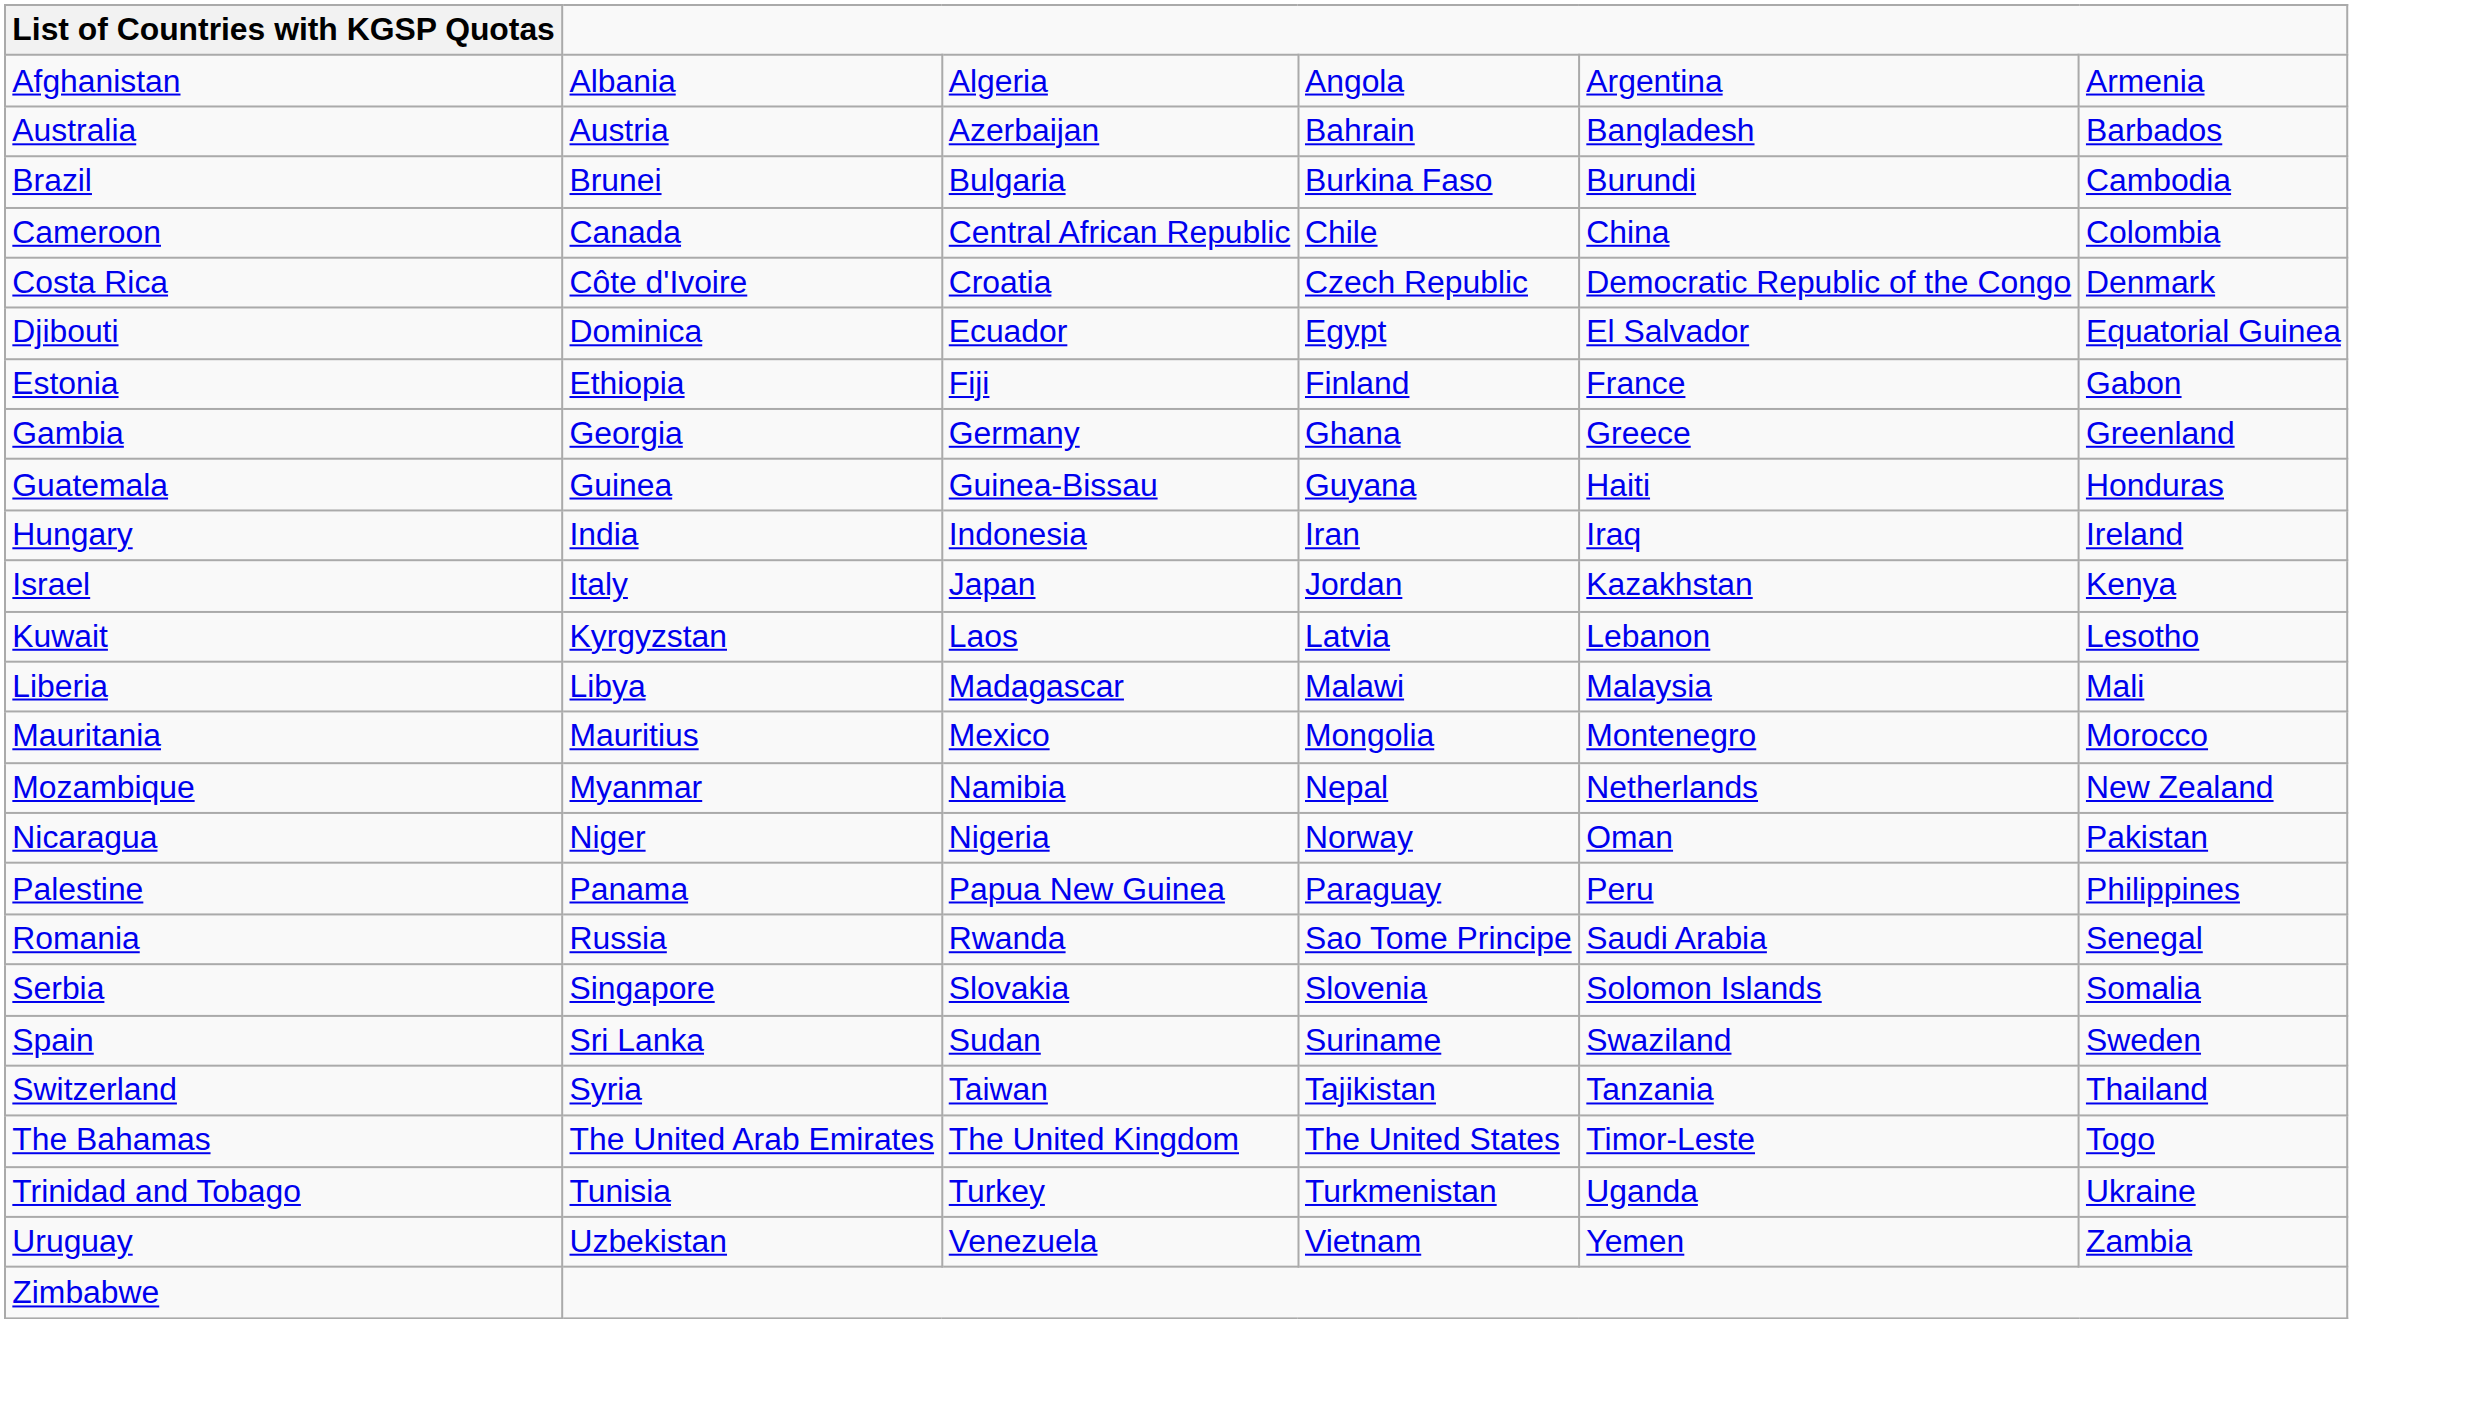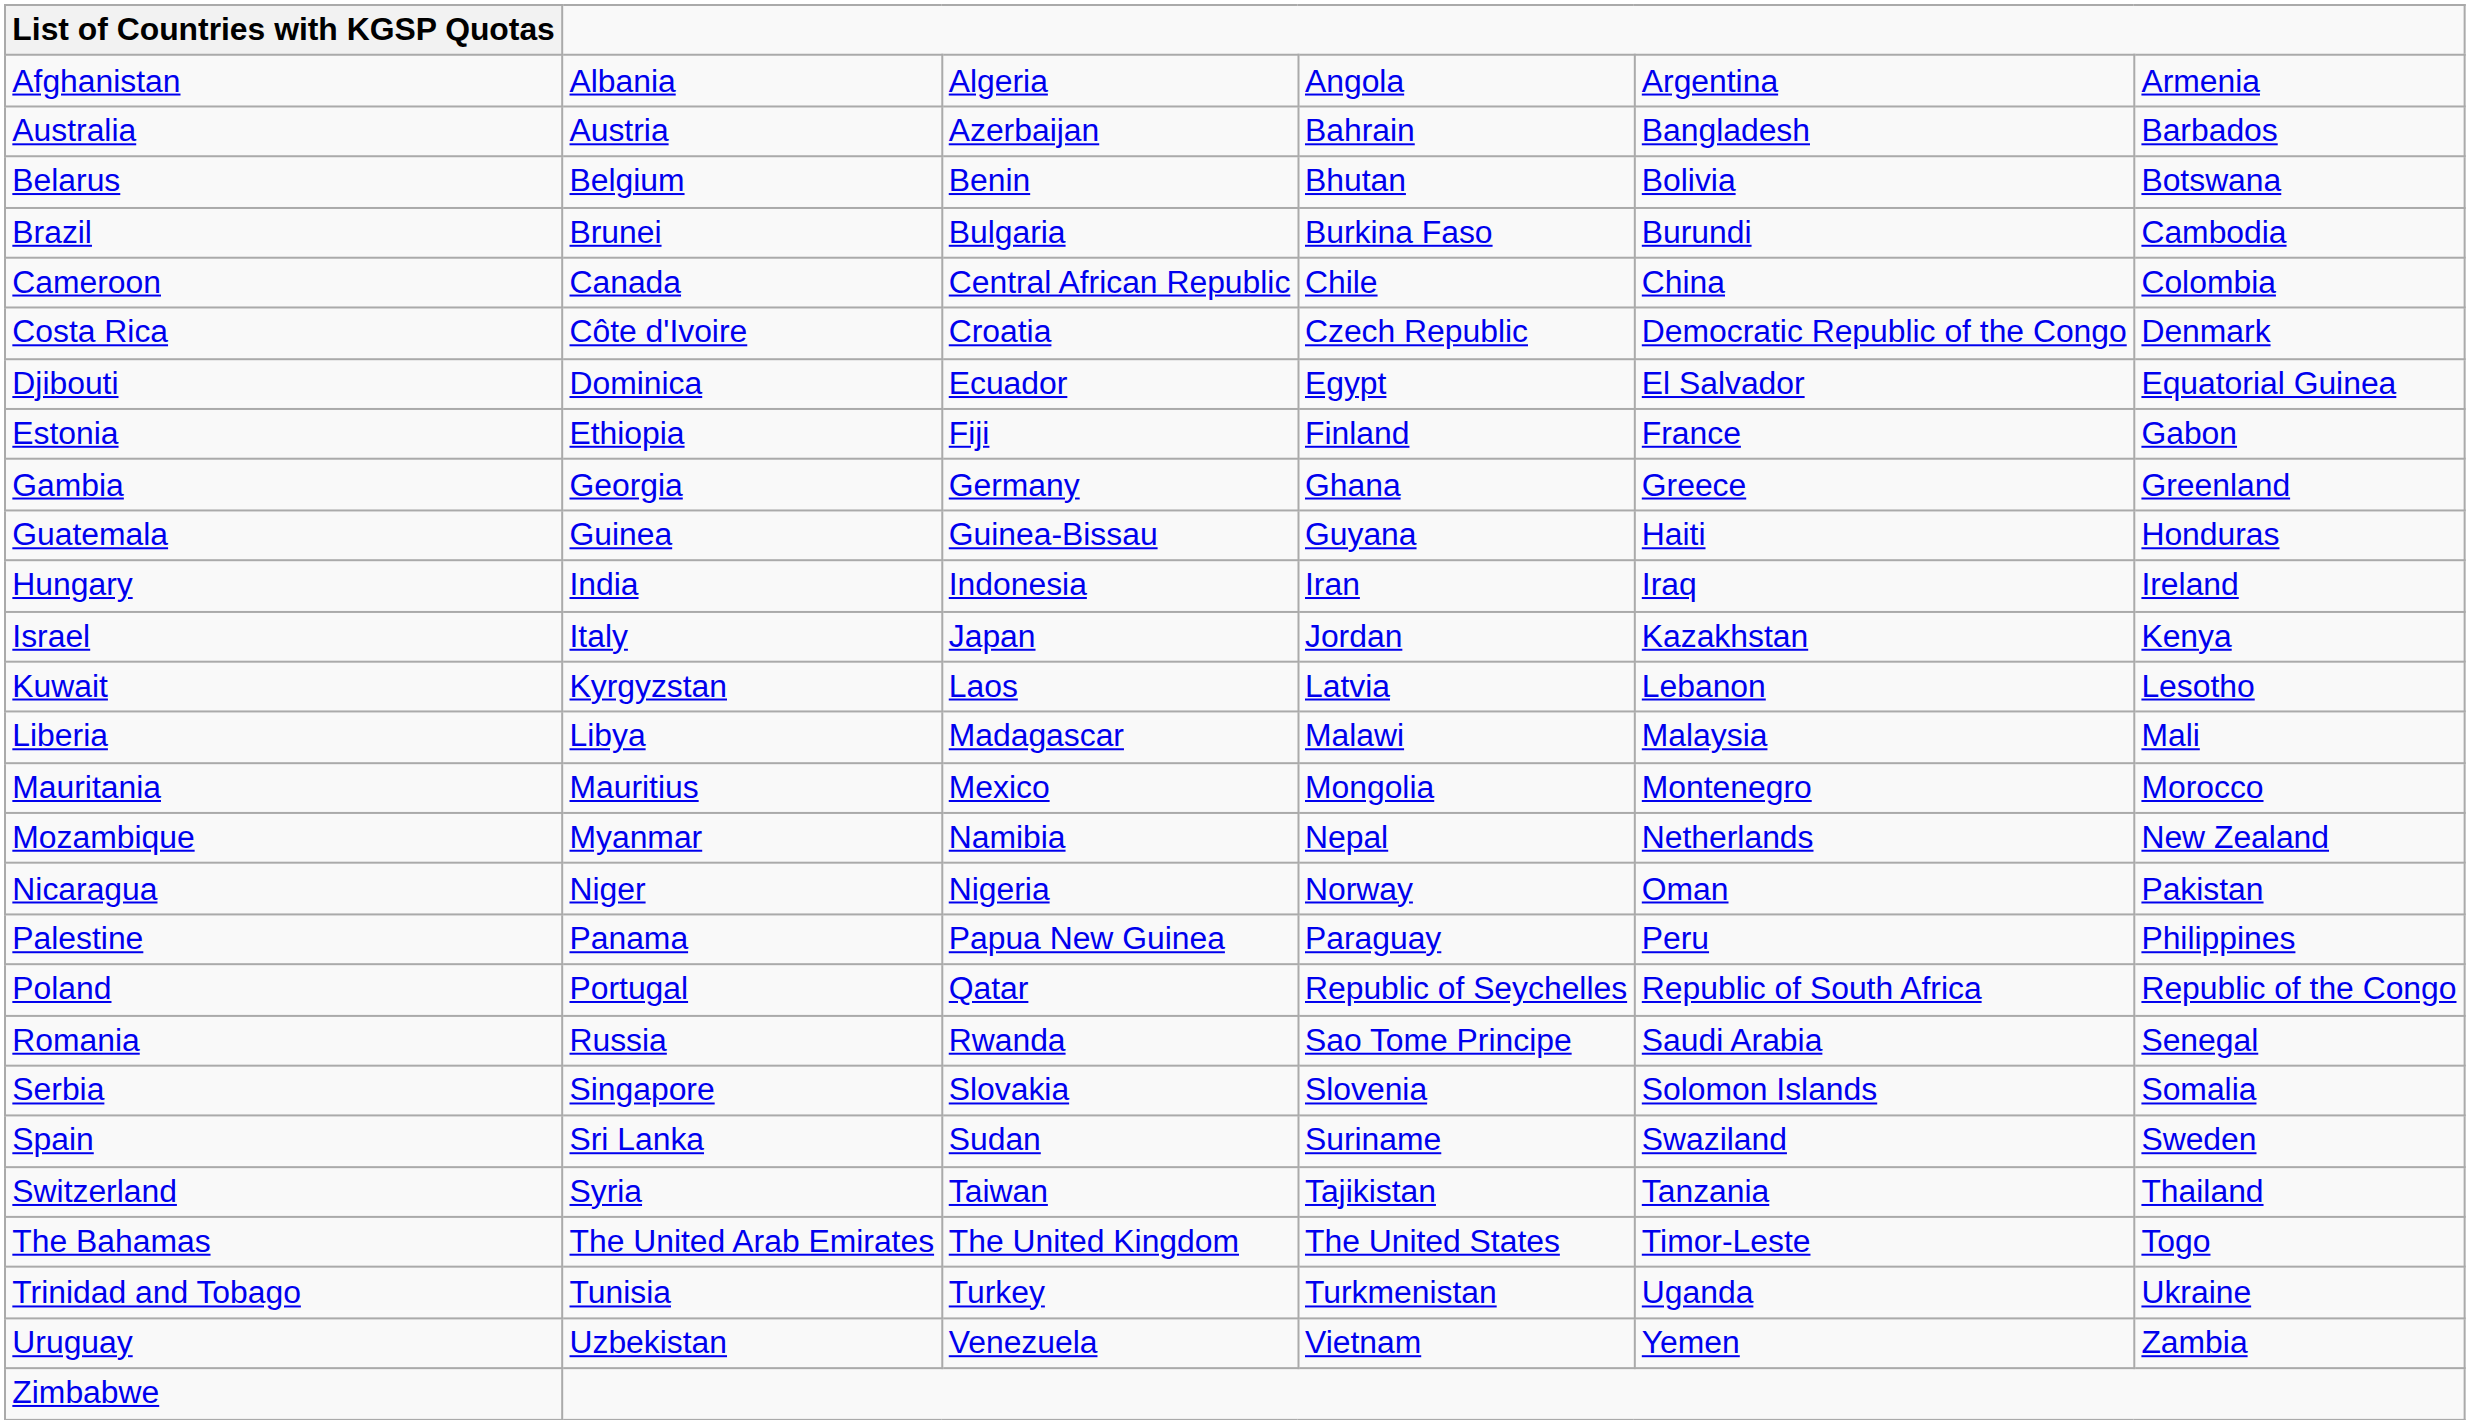+ row: (66, 181)
+ row: (62, 989)
